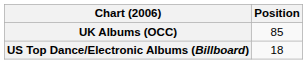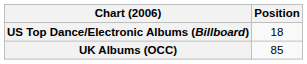rows swapped: (128, 31) <-> (128, 50)
